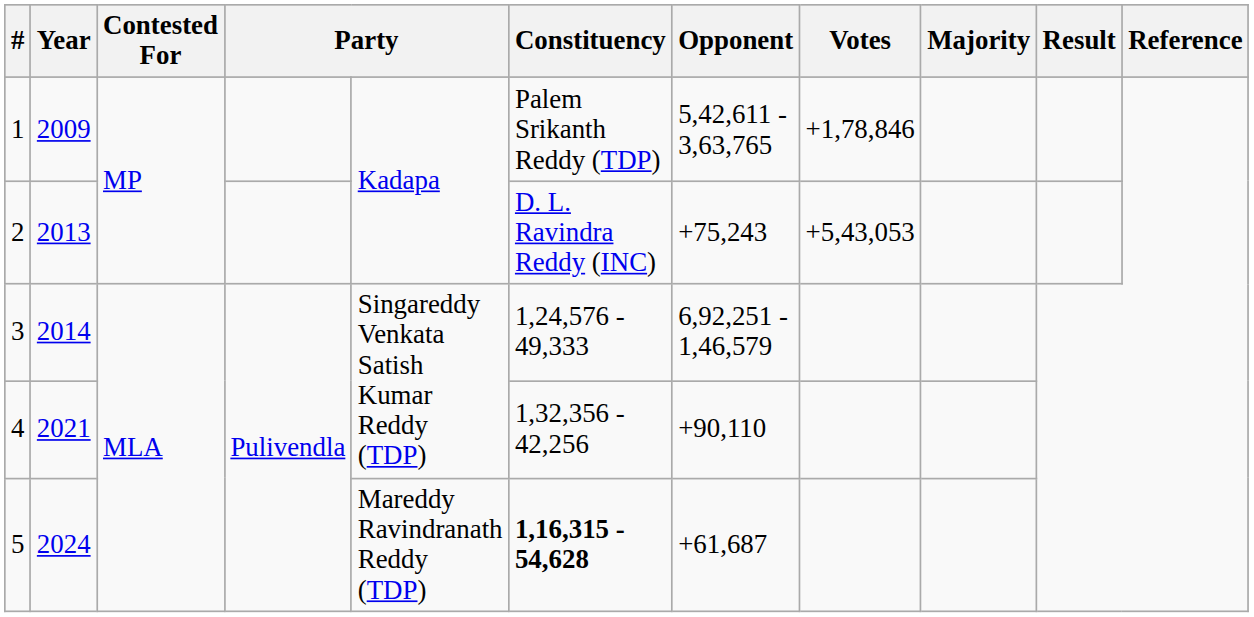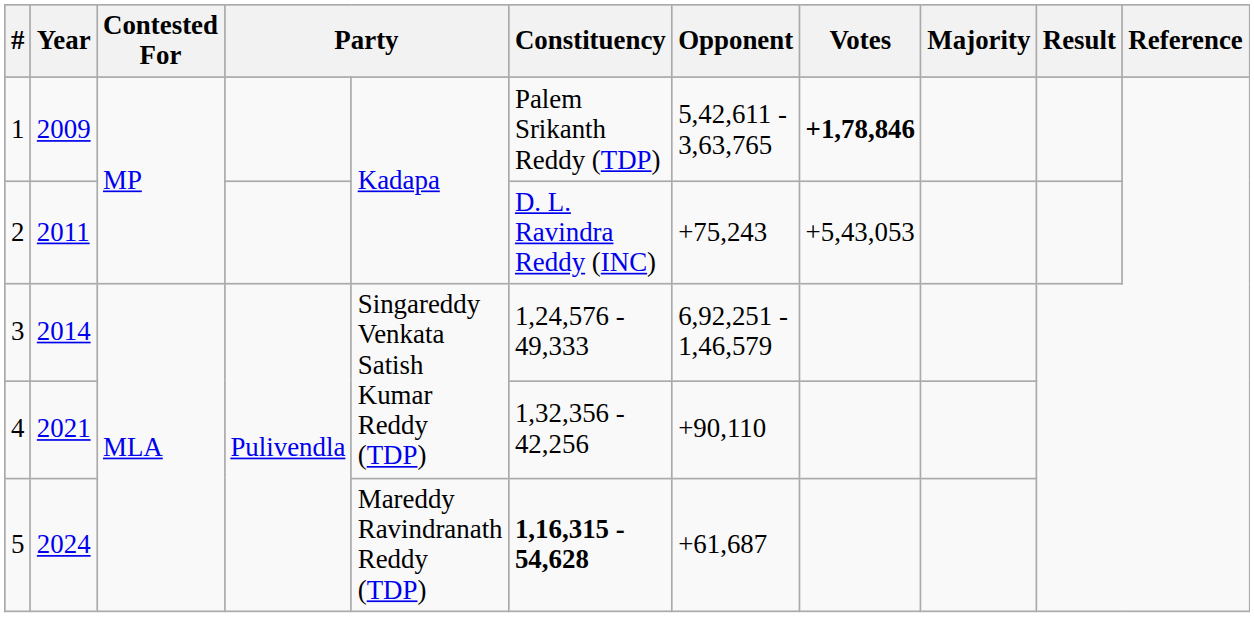(860, 128) normal -> (860, 128) bold
(64, 232) 2013 -> (63, 232) 2011
